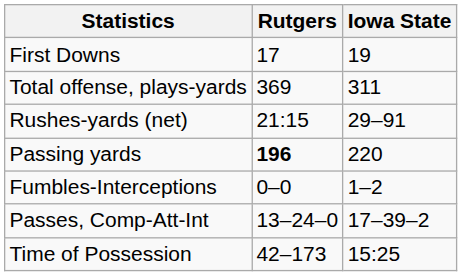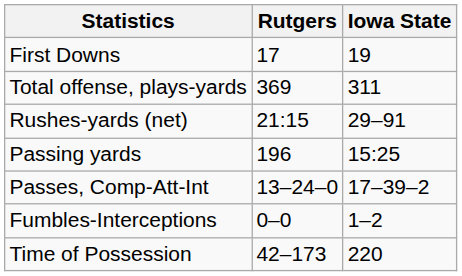(274, 154) bold -> (274, 154) normal
(365, 154) 220 -> (374, 154) 15:25
rows swapped: (109, 220) <-> (113, 187)
(374, 253) 15:25 -> (365, 253) 220
